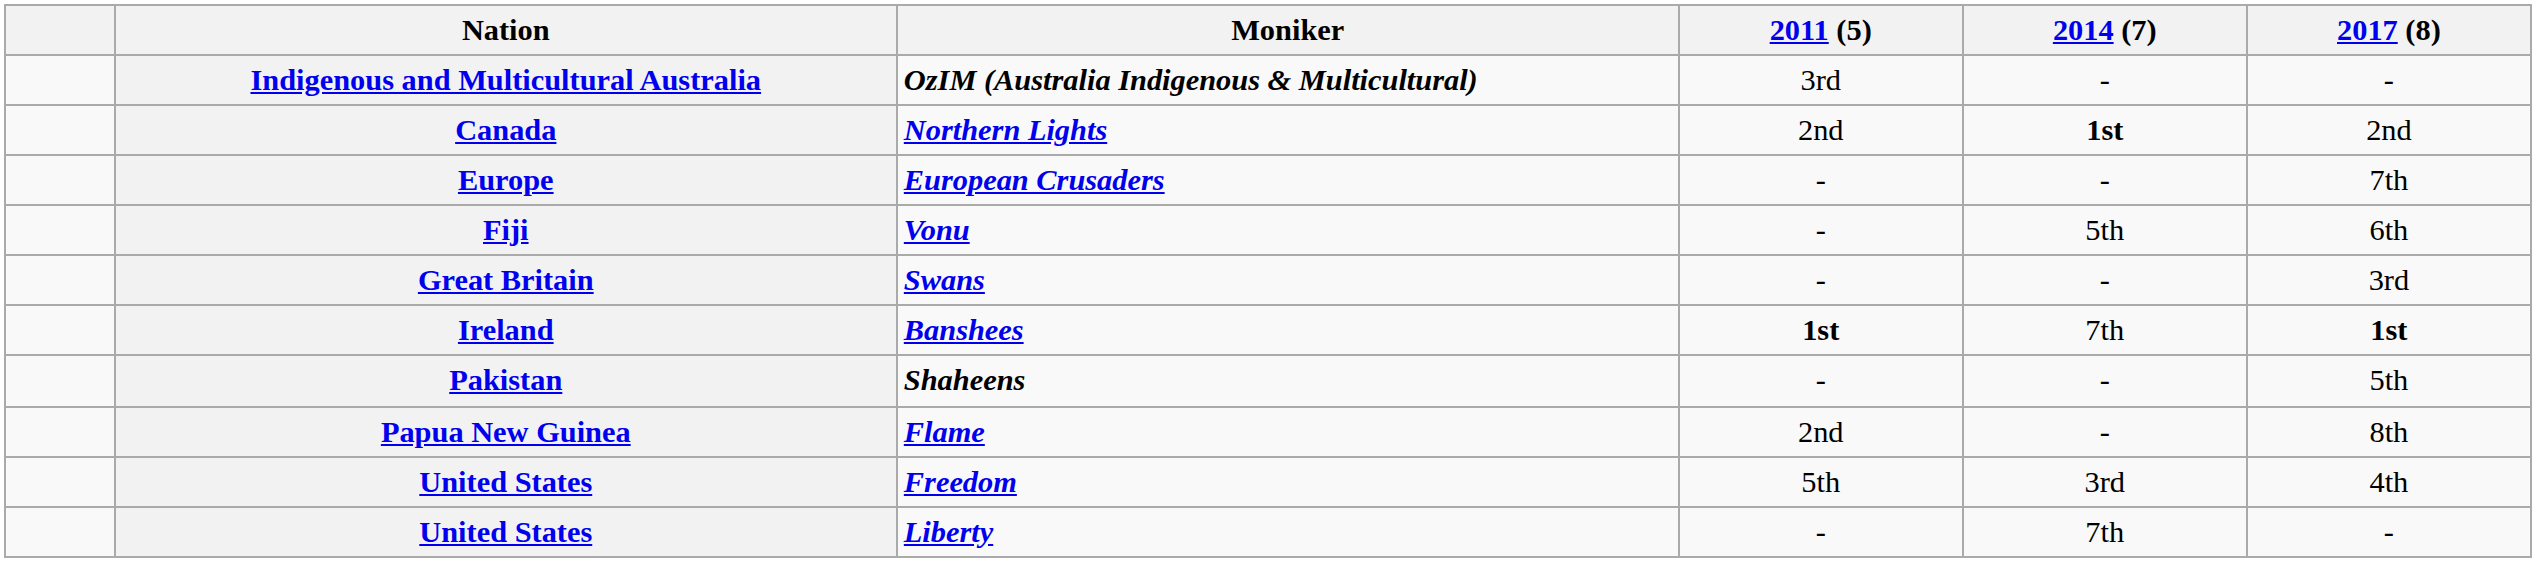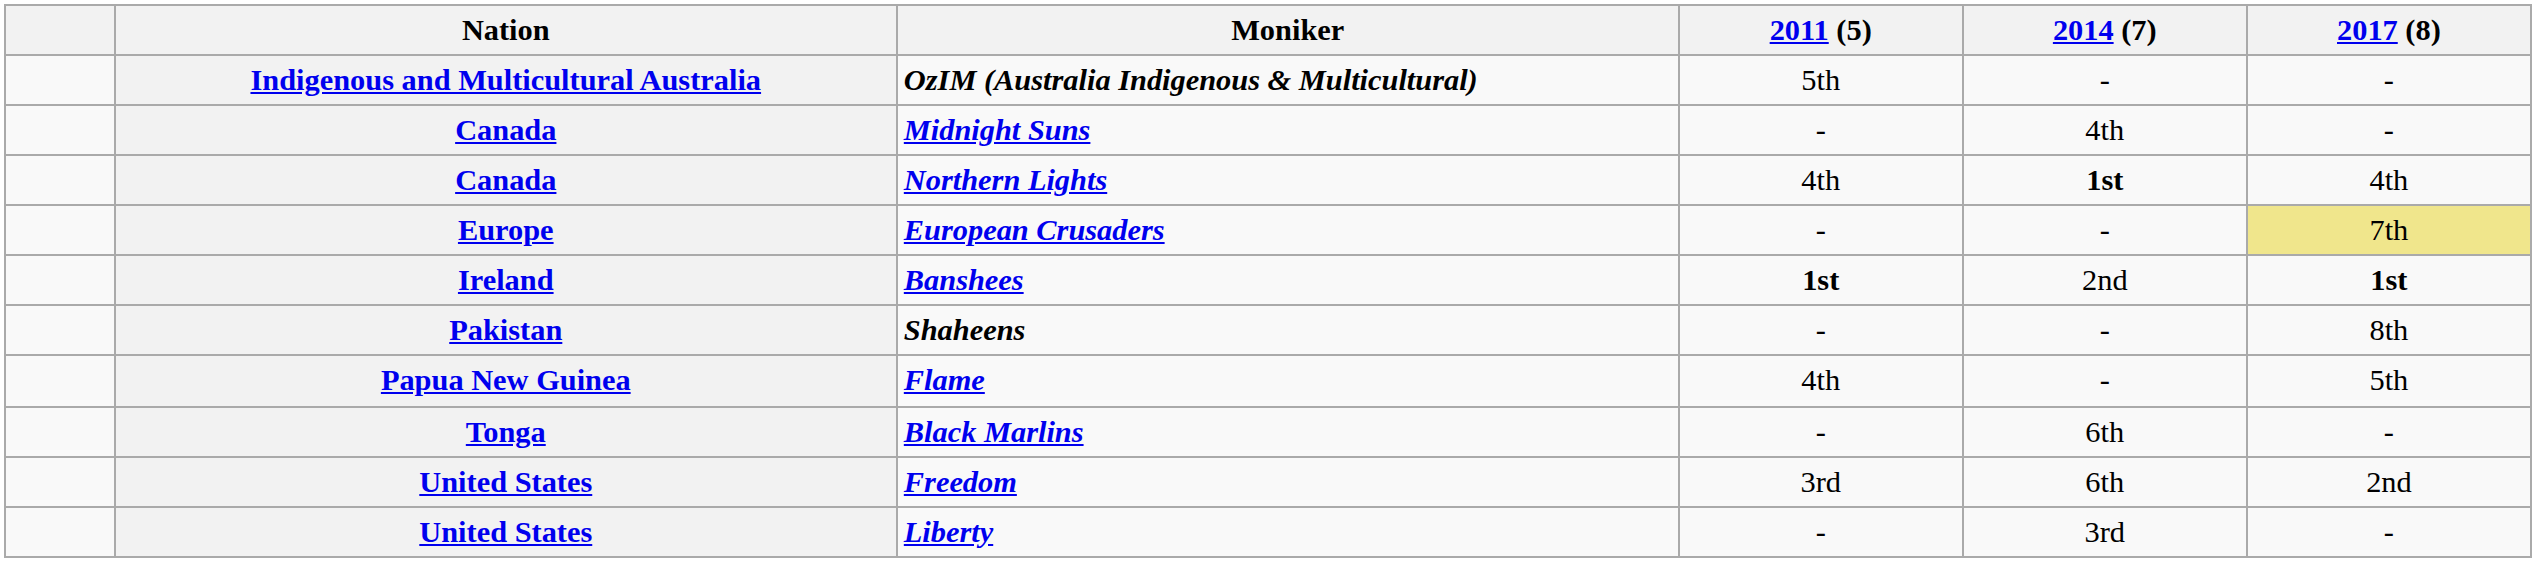(1821, 79) 3rd -> (1821, 79) 5th
+ row: (997, 130)
(1821, 130) 2nd -> (1821, 180) 4th
(2389, 130) 2nd -> (2389, 180) 4th
(2389, 180) no background -> (2389, 230) khaki background
- row: (937, 230)
- row: (944, 280)
(2105, 330) 7th -> (2105, 280) 2nd
(2389, 380) 5th -> (2389, 330) 8th
(1821, 430) 2nd -> (1821, 380) 4th
(2389, 430) 8th -> (2389, 380) 5th
+ row: (994, 430)
(1821, 480) 5th -> (1821, 480) 3rd
(2105, 480) 3rd -> (2105, 480) 6th
(2389, 480) 4th -> (2389, 480) 2nd
(2105, 530) 7th -> (2105, 530) 3rd
